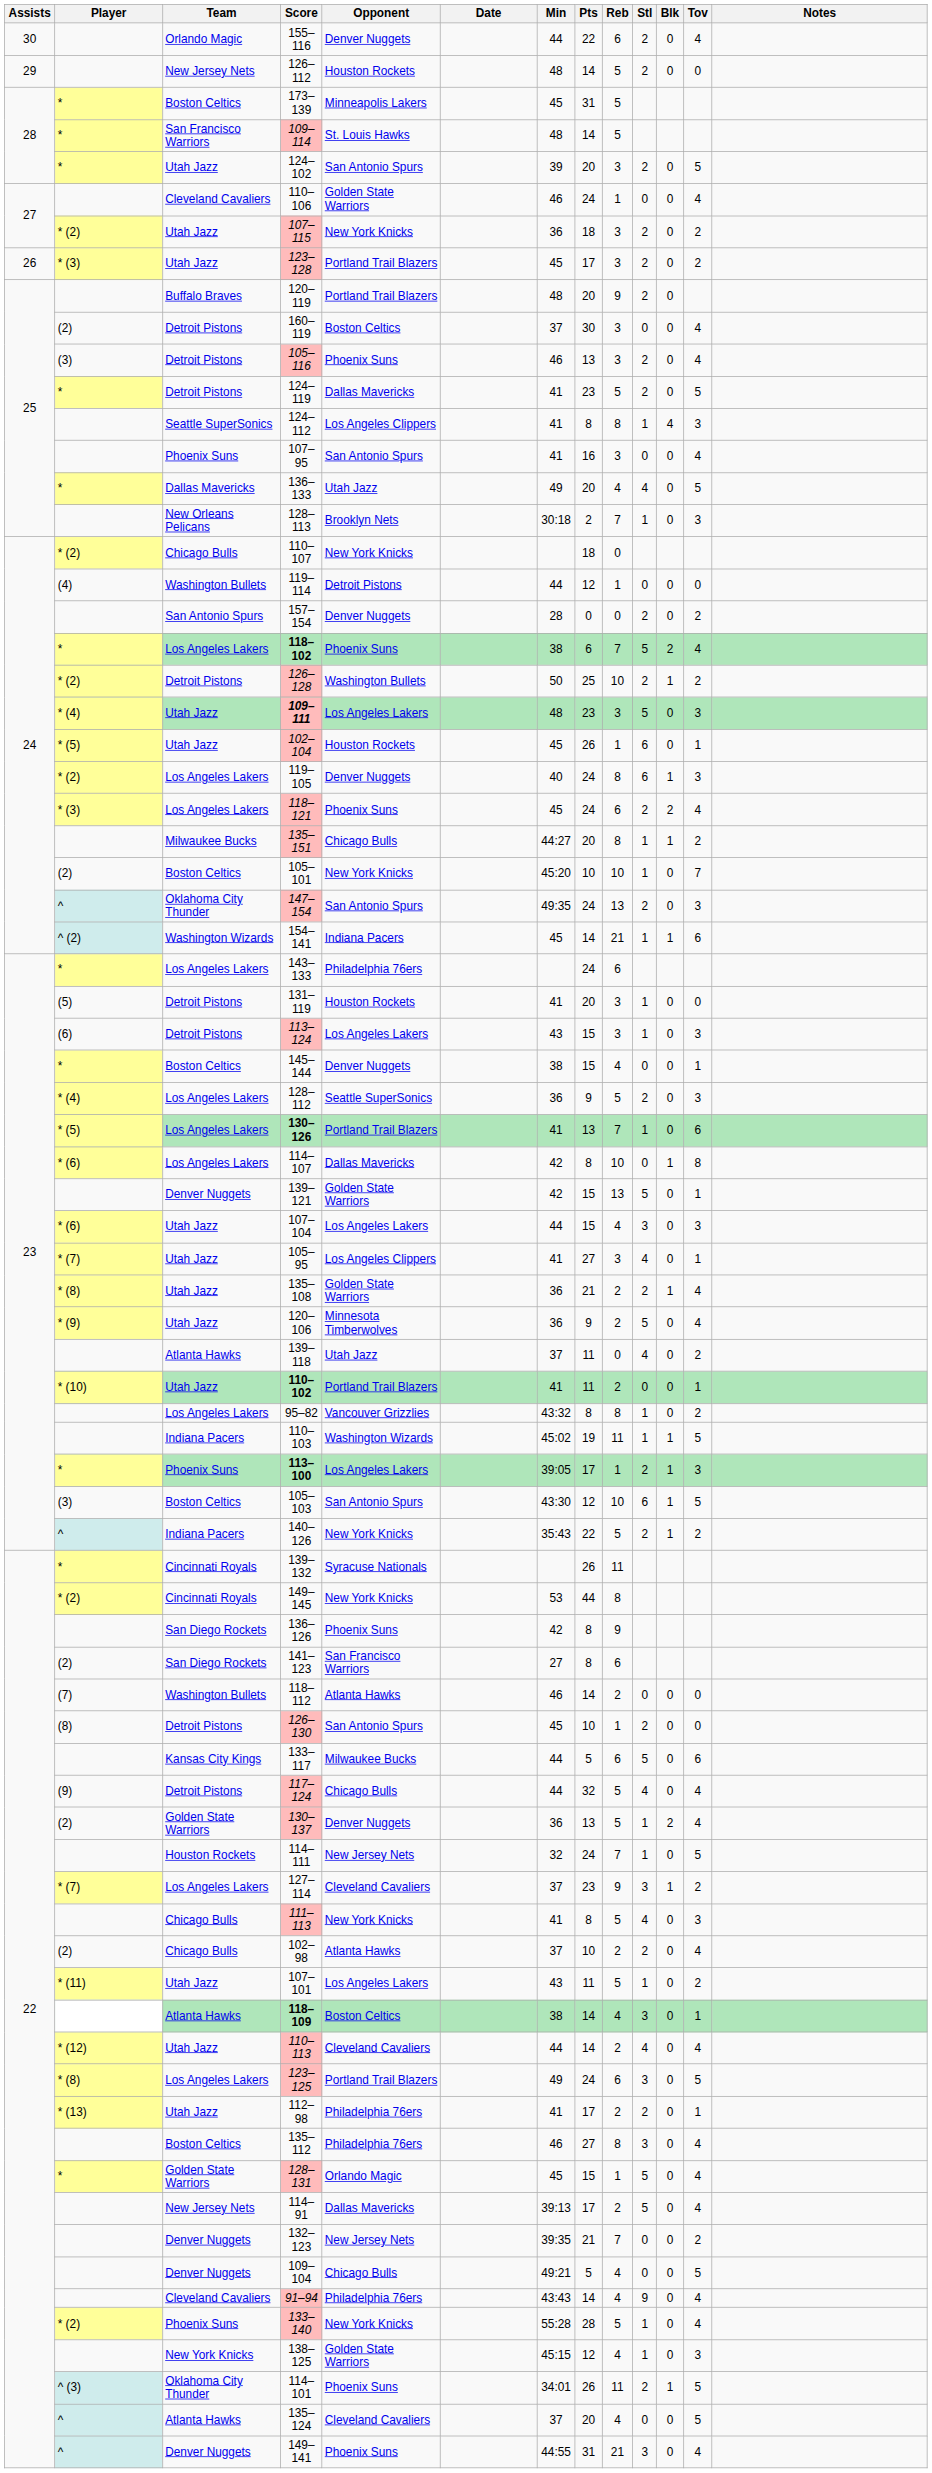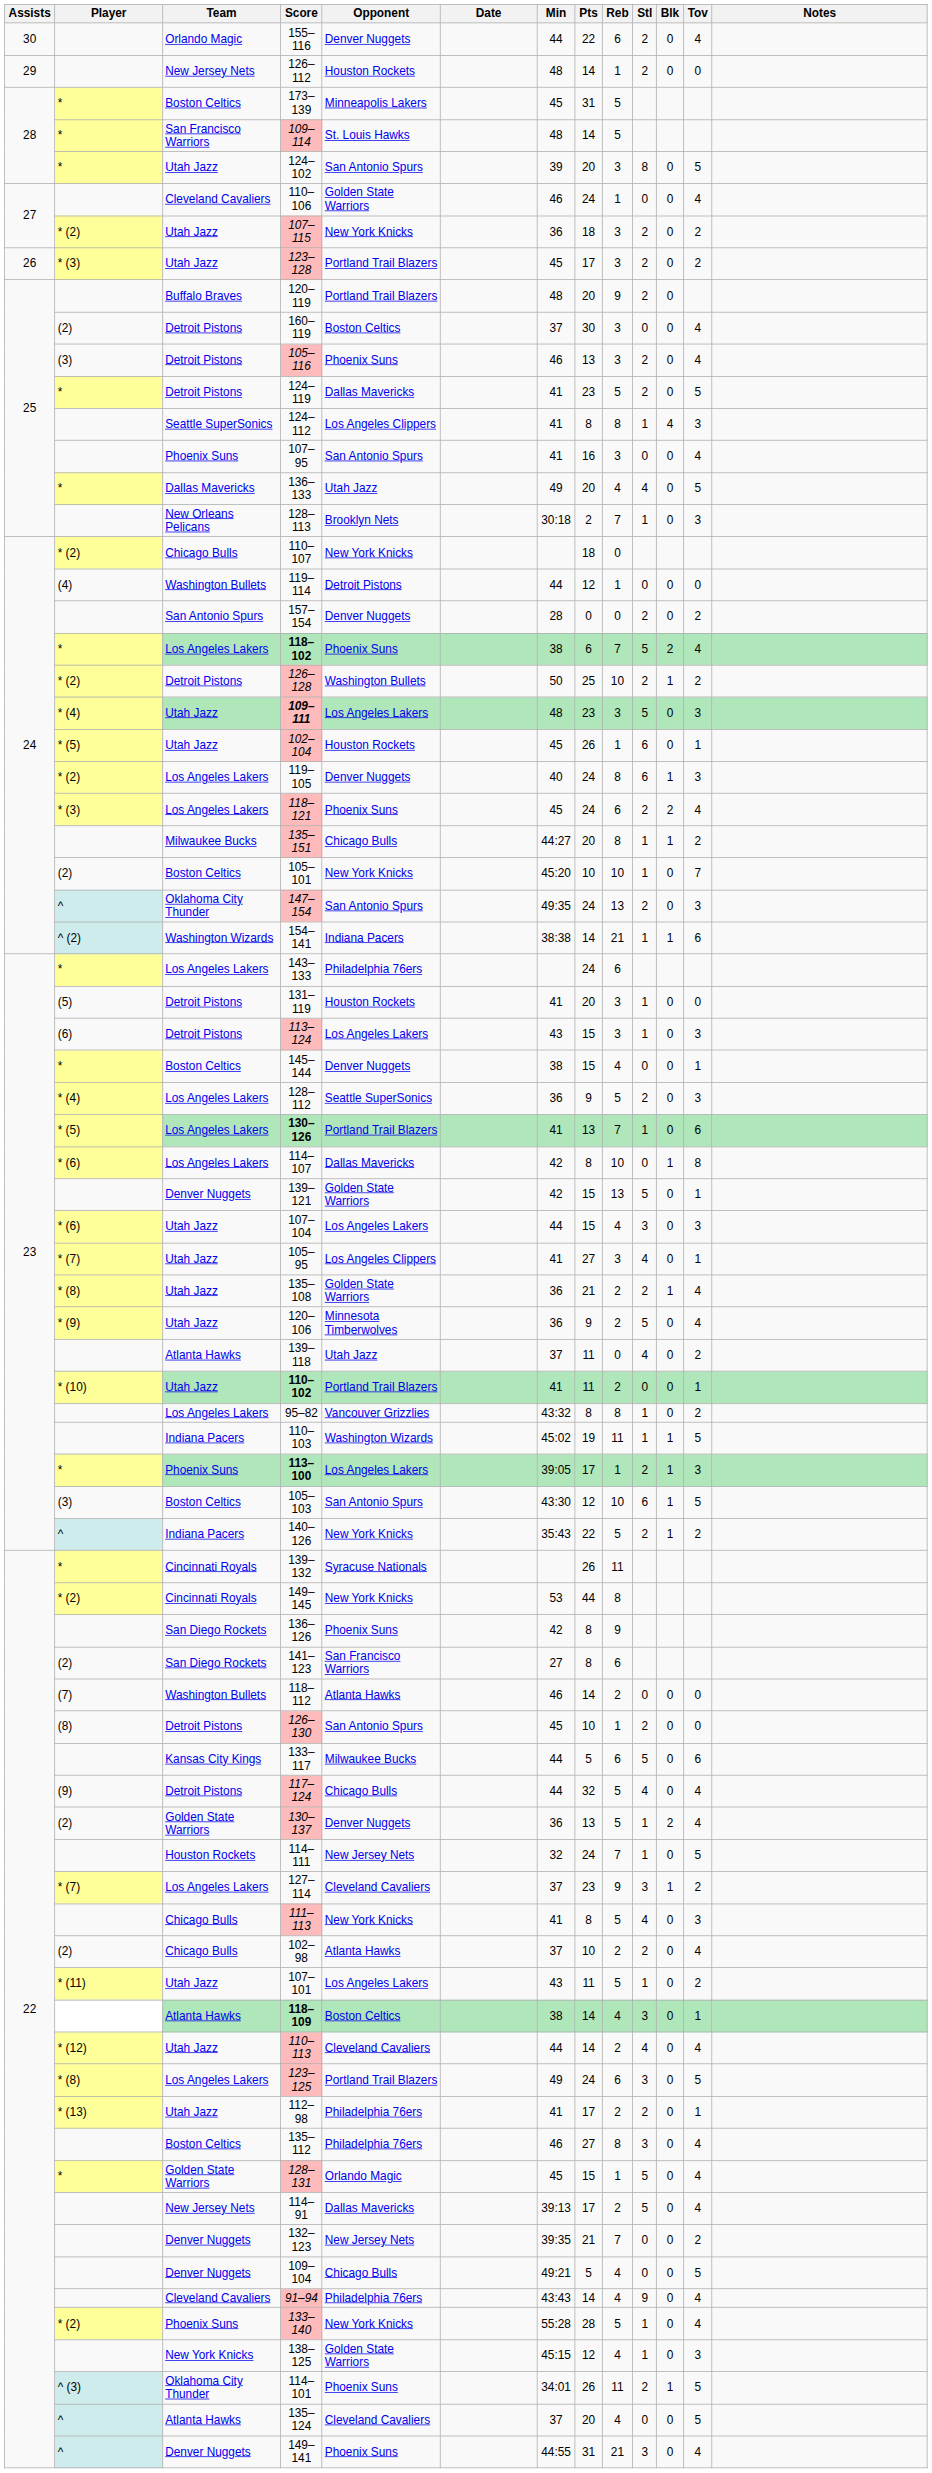(617, 71) 5 -> (617, 71) 1
(645, 167) 2 -> (645, 167) 8
(556, 938) 45 -> (556, 938) 38:38
